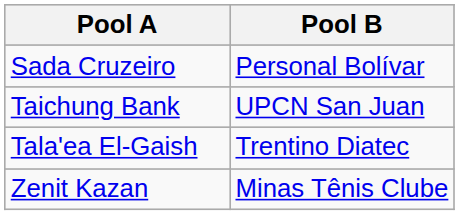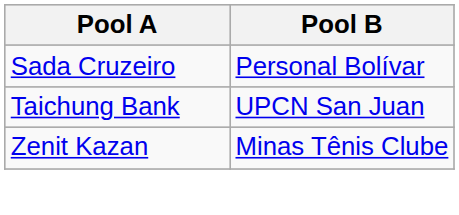- row: (104, 147)
